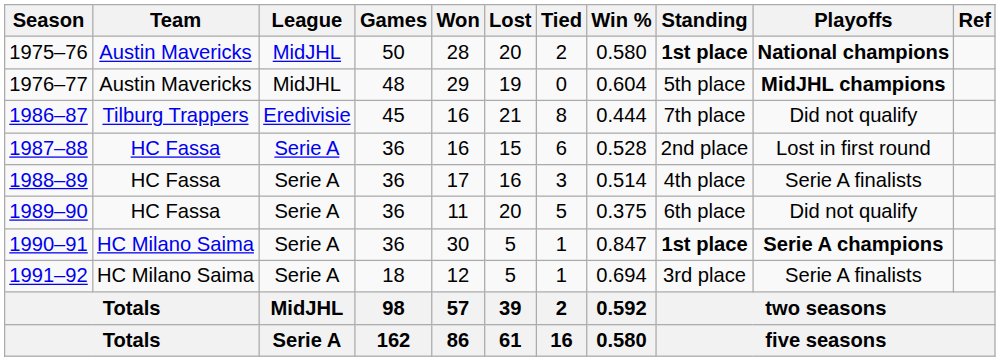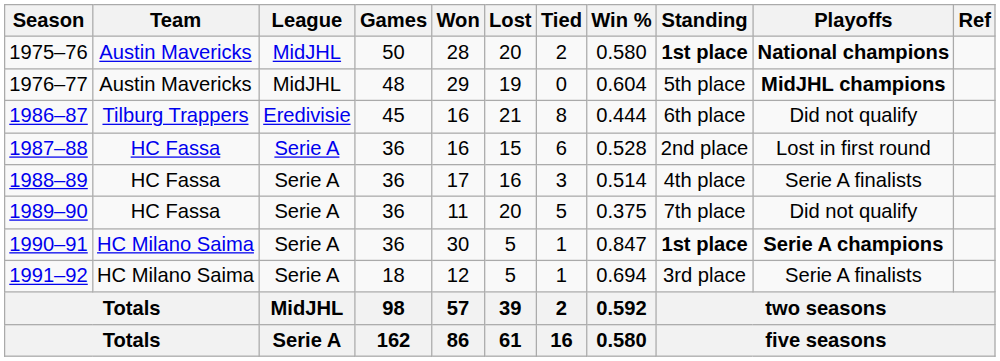(705, 116) 7th place -> (705, 116) 6th place
(705, 212) 6th place -> (705, 212) 7th place
